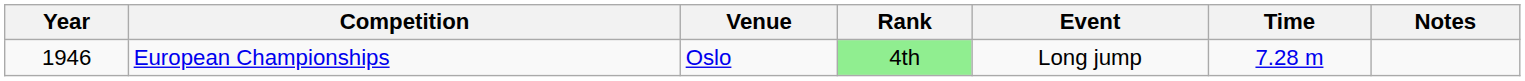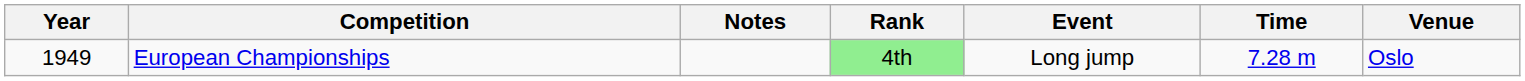columns swapped: (759, 22) <-> (1445, 22)
(67, 57) 1946 -> (67, 57) 1949
